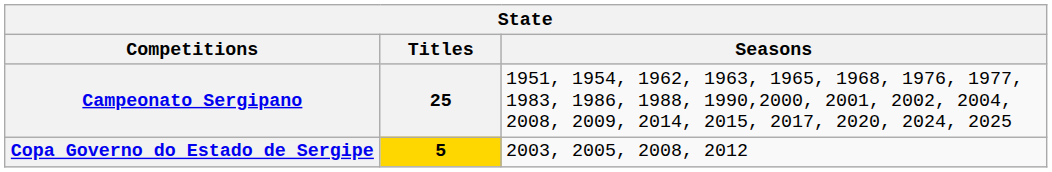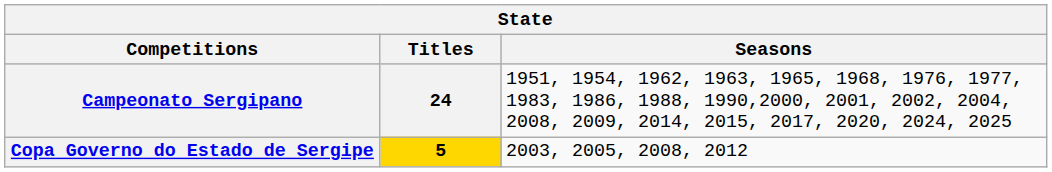(441, 101) 25 -> (441, 101) 24
